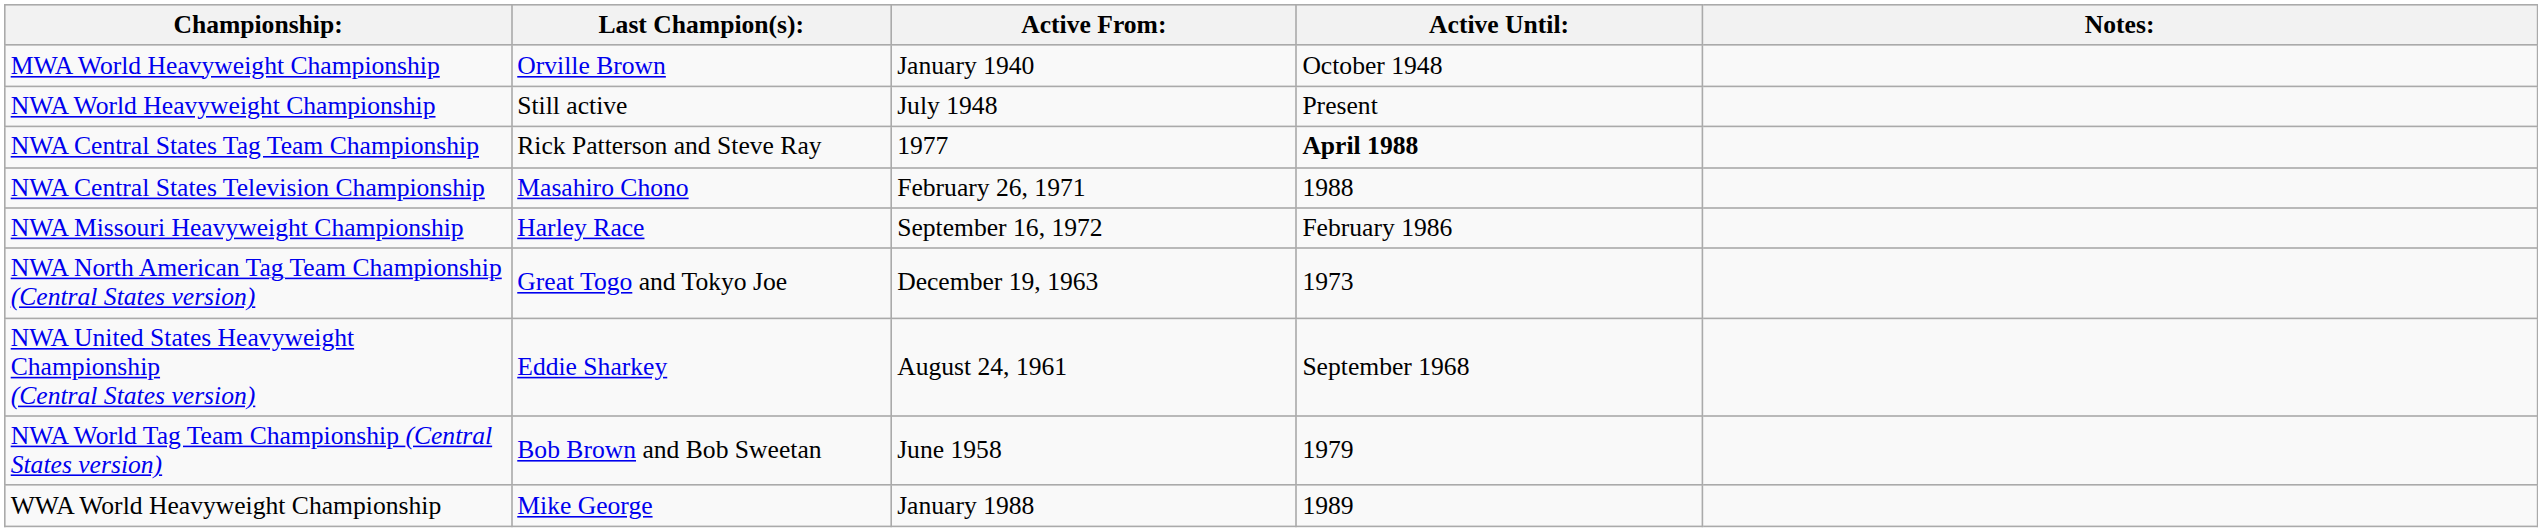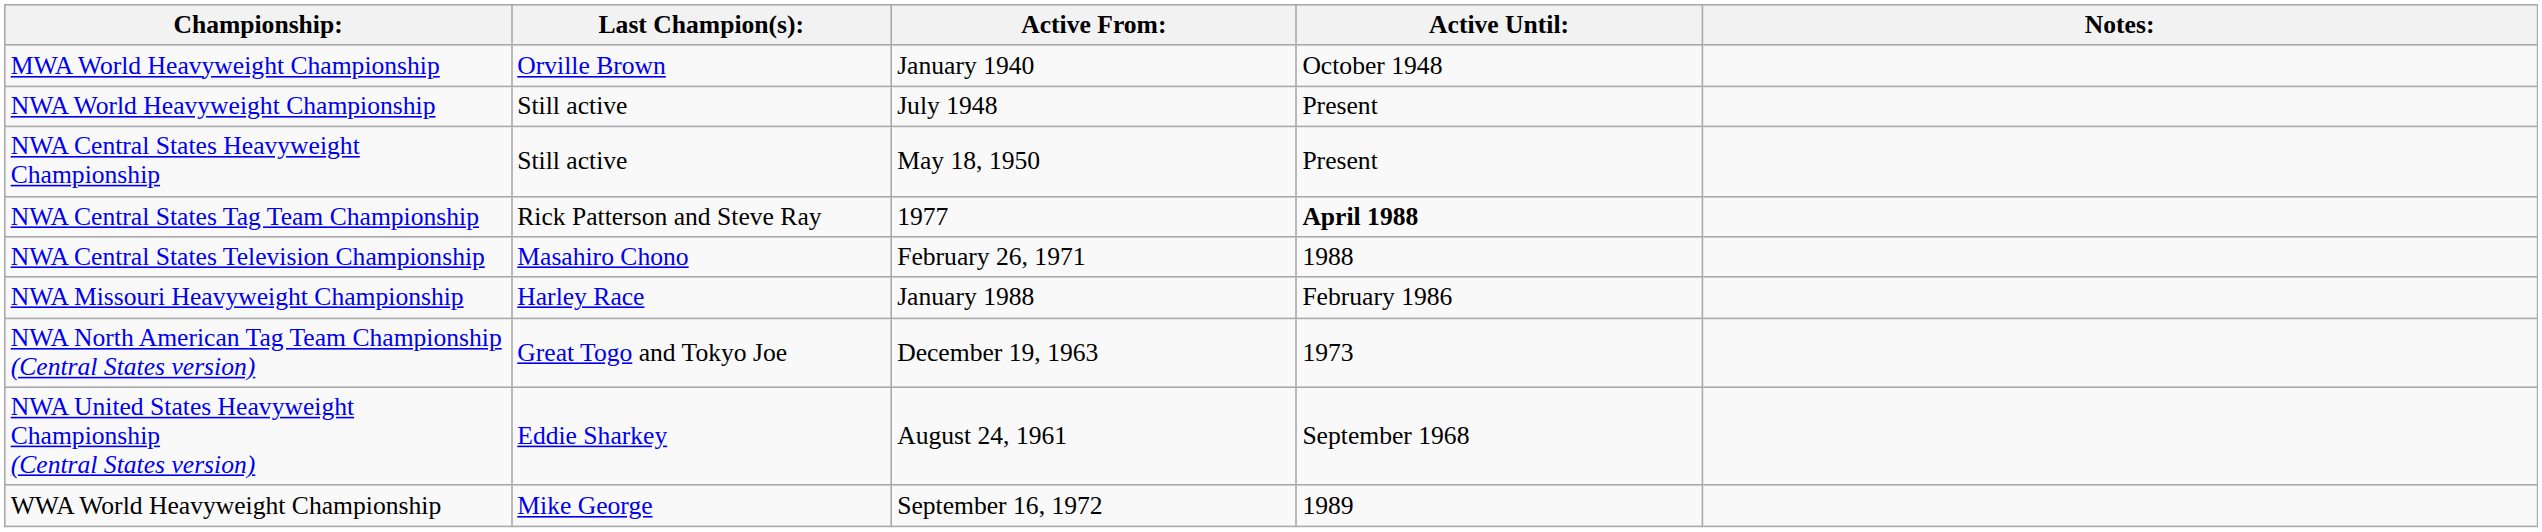+ row: (185, 160)
(1000, 227) September 16, 1972 -> (966, 297) January 1988
- row: (251, 450)
(966, 505) January 1988 -> (1000, 505) September 16, 1972
